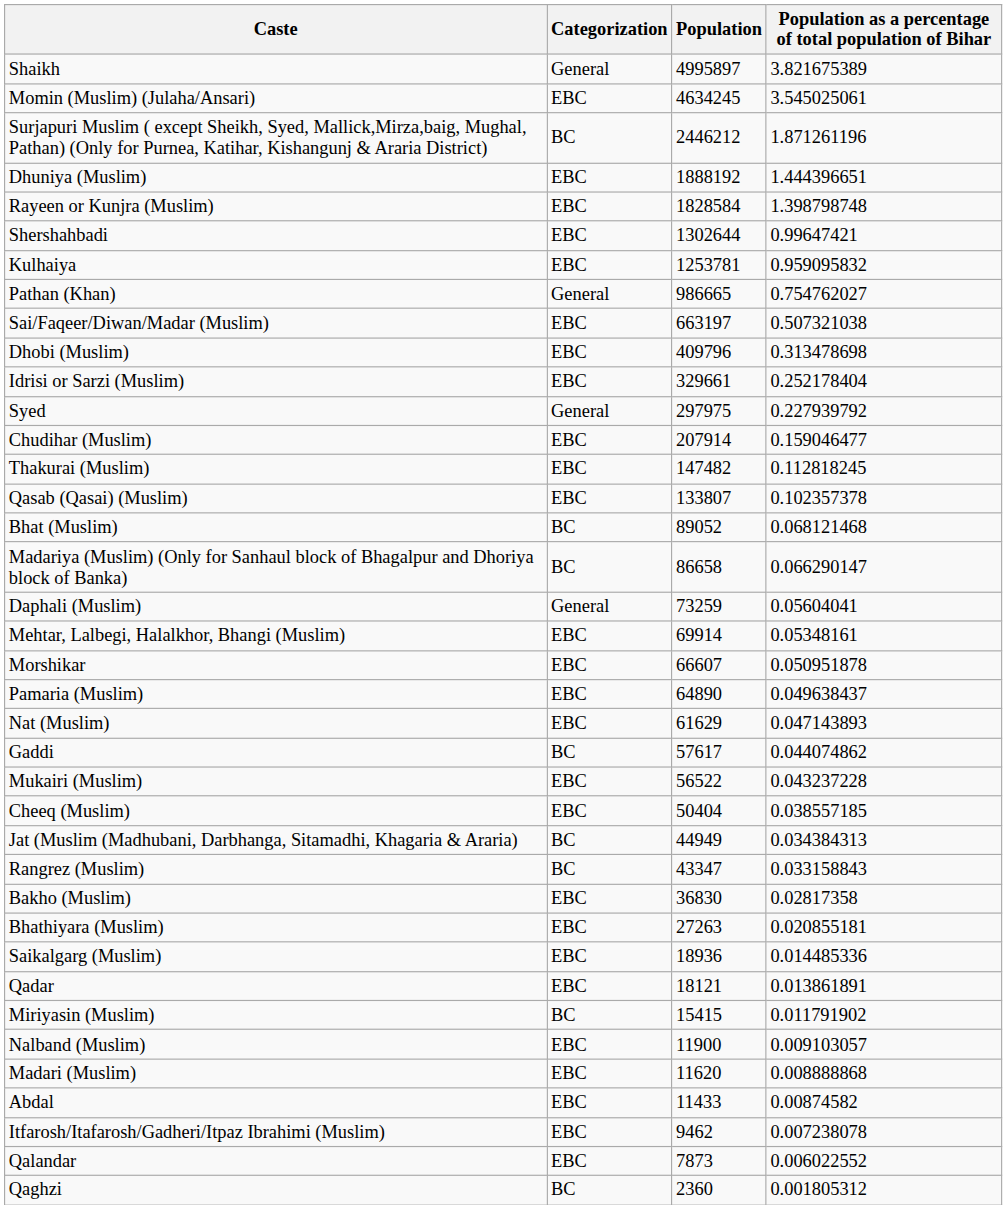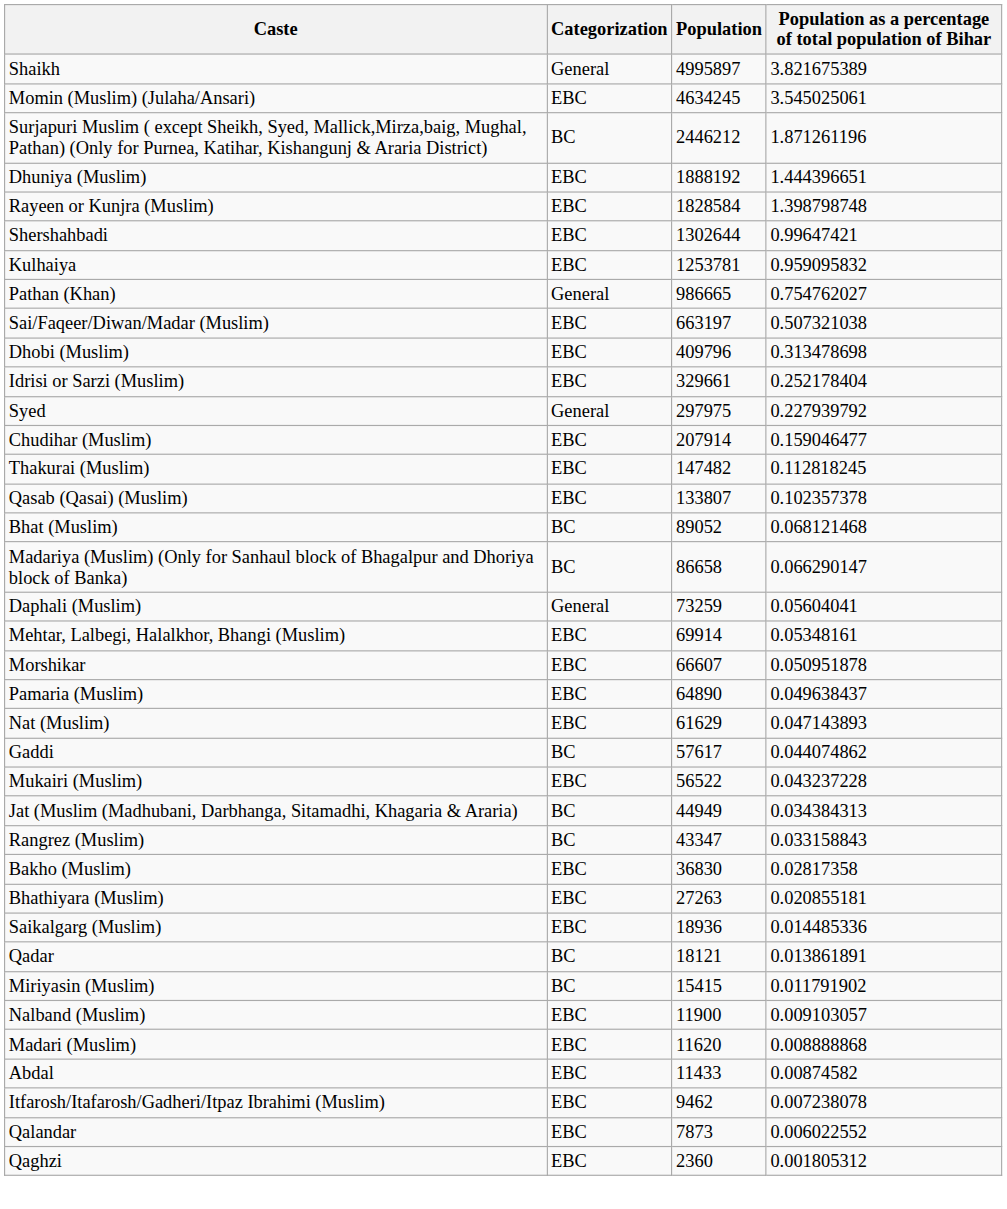- row: (69, 810)
(569, 985) EBC -> (563, 956) BC
(563, 1190) BC -> (569, 1160) EBC
